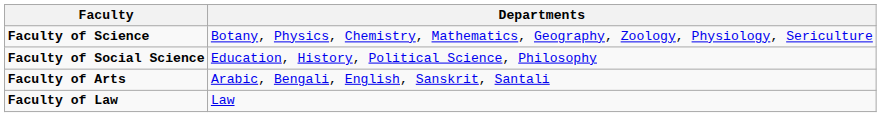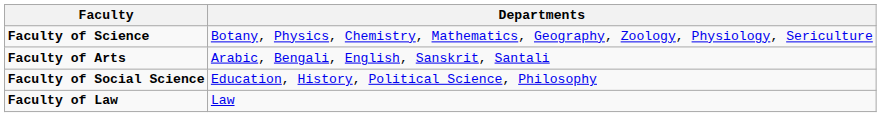rows swapped: (67, 79) <-> (106, 58)
